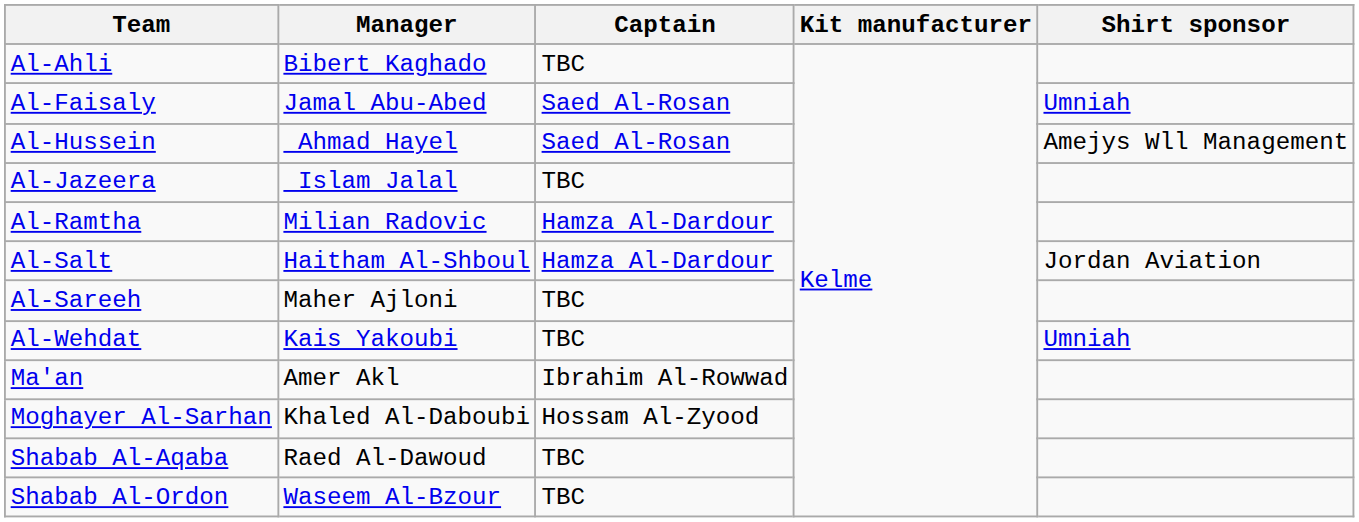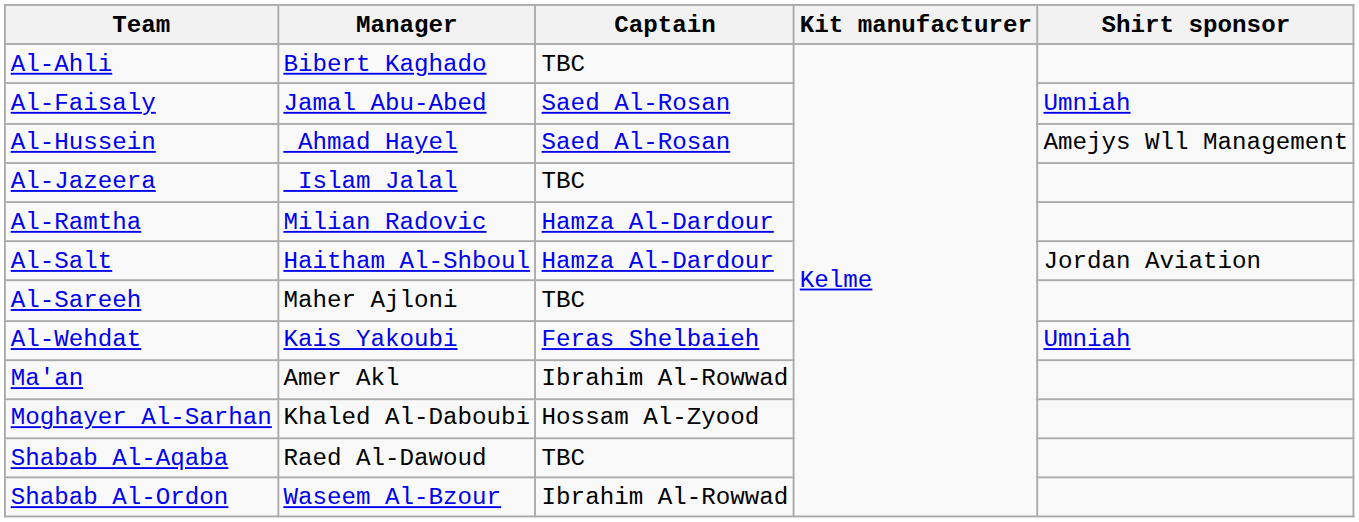(563, 340) TBC -> (650, 340) Feras Shelbaieh
(563, 498) TBC -> (665, 498) Ibrahim Al-Rowwad
